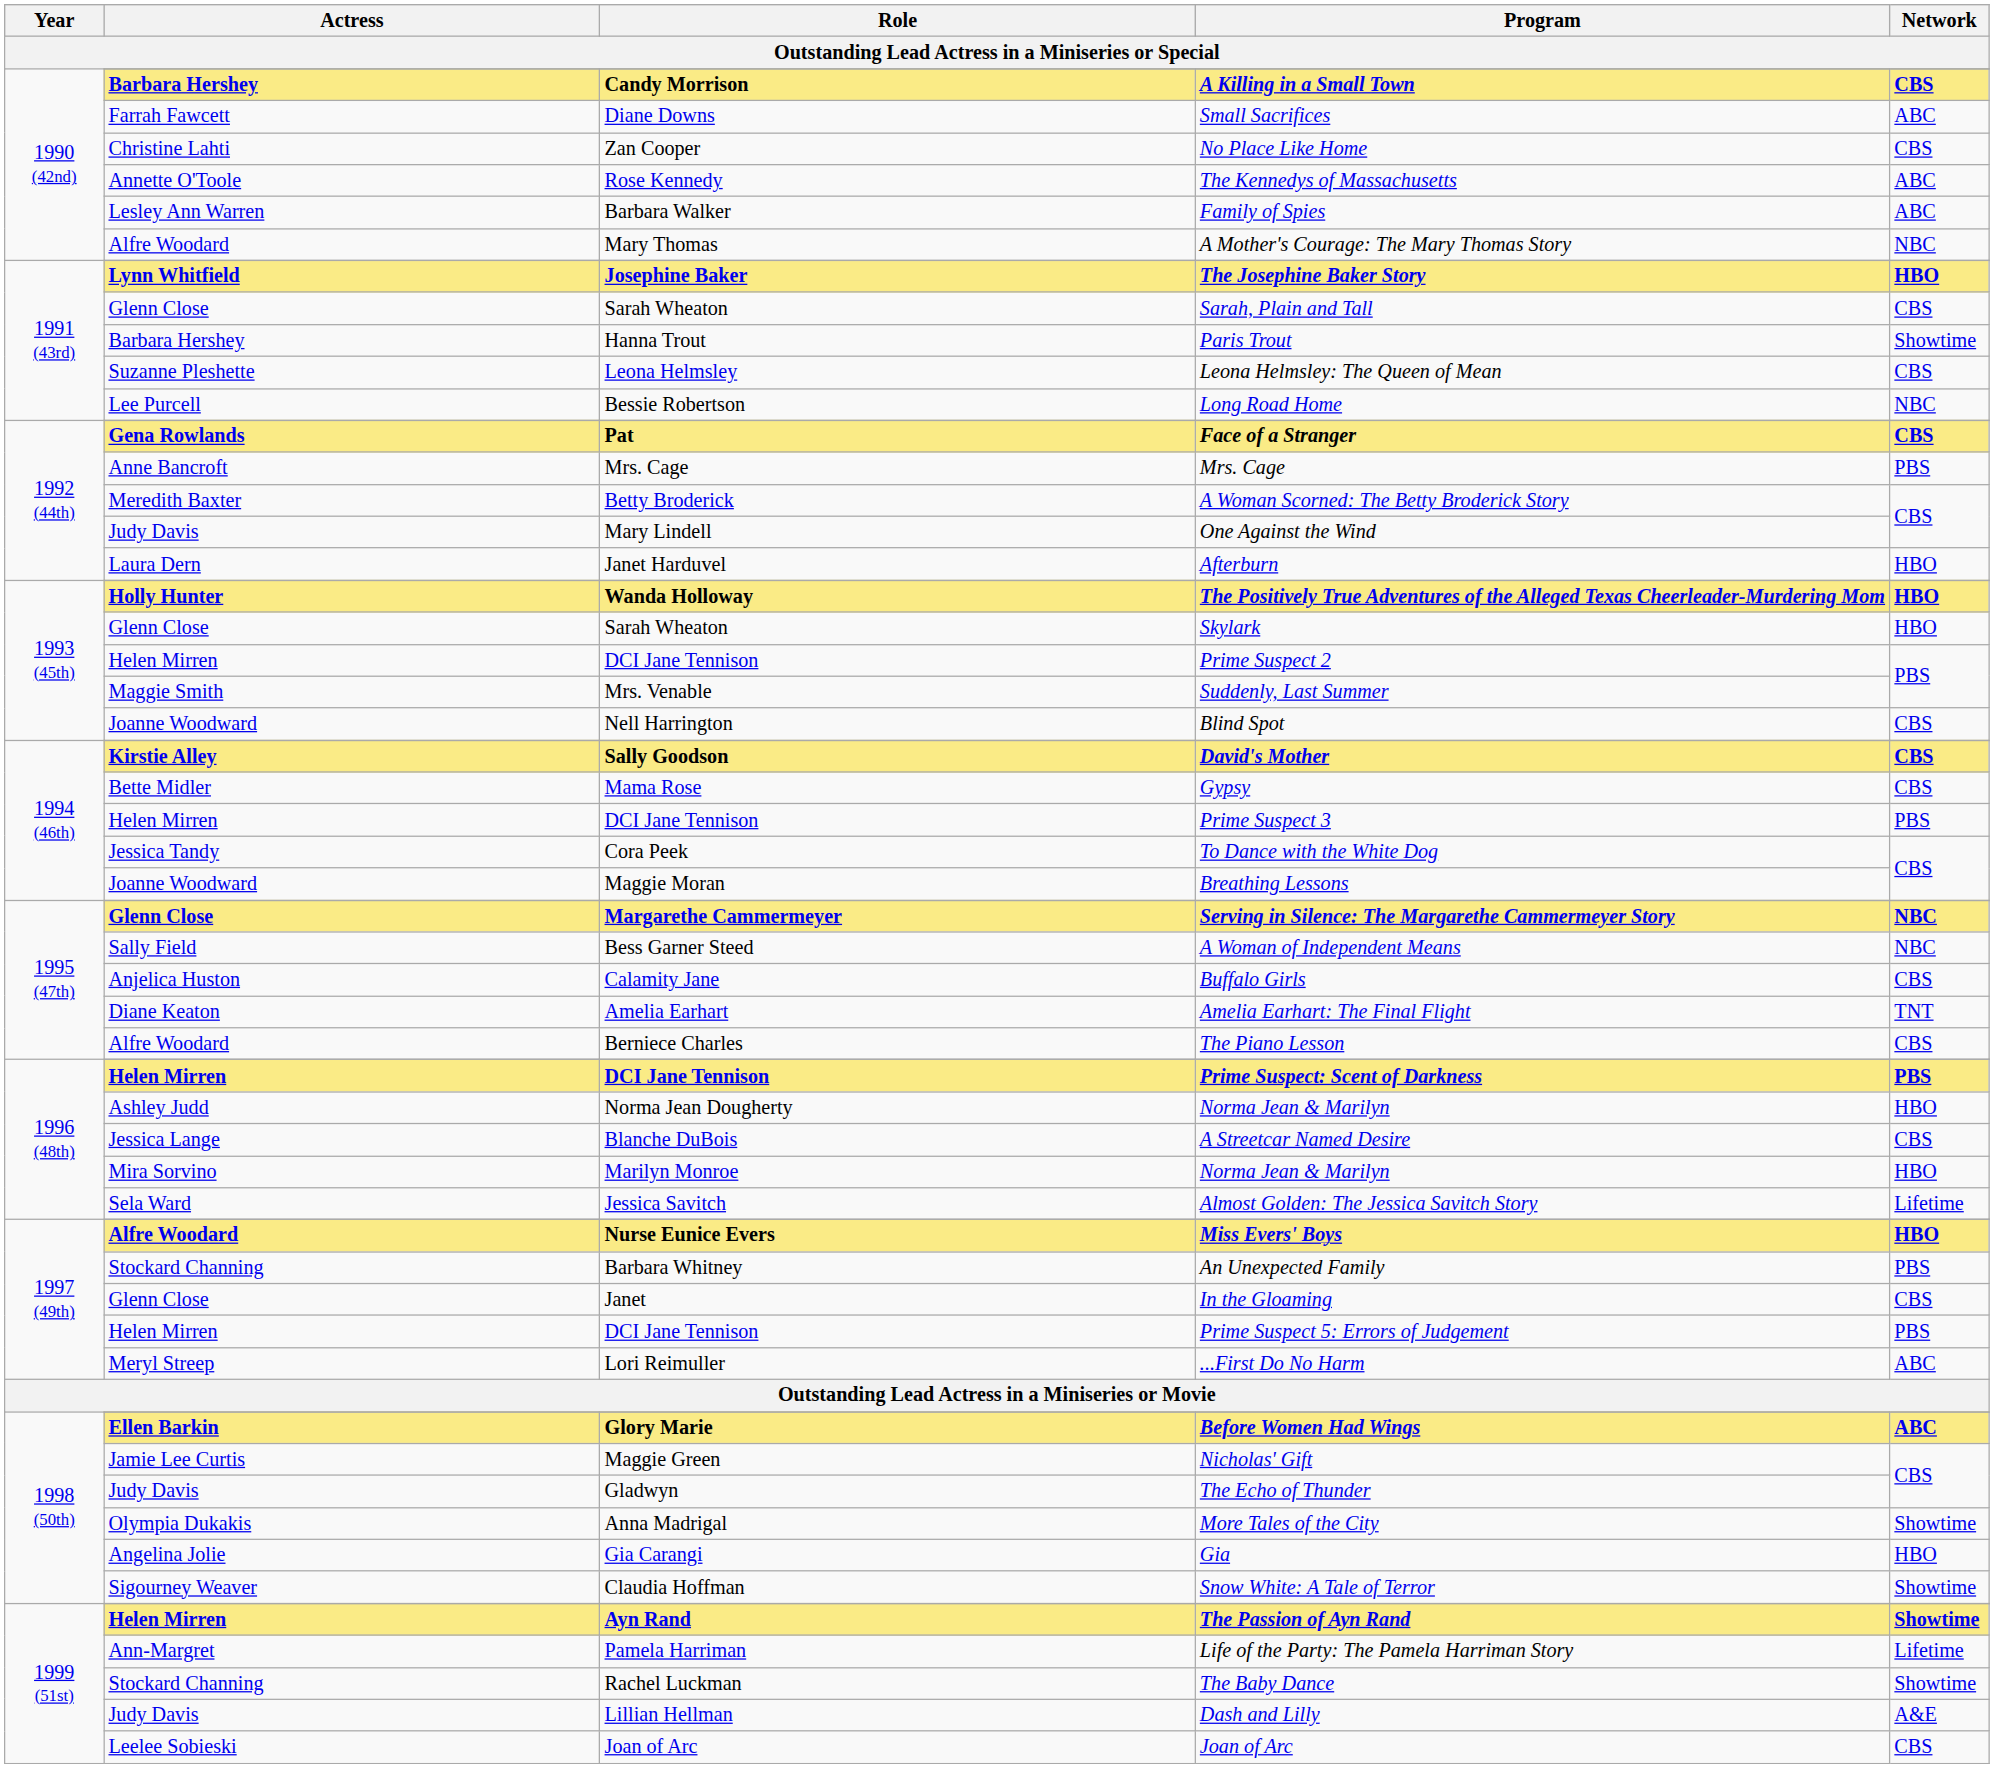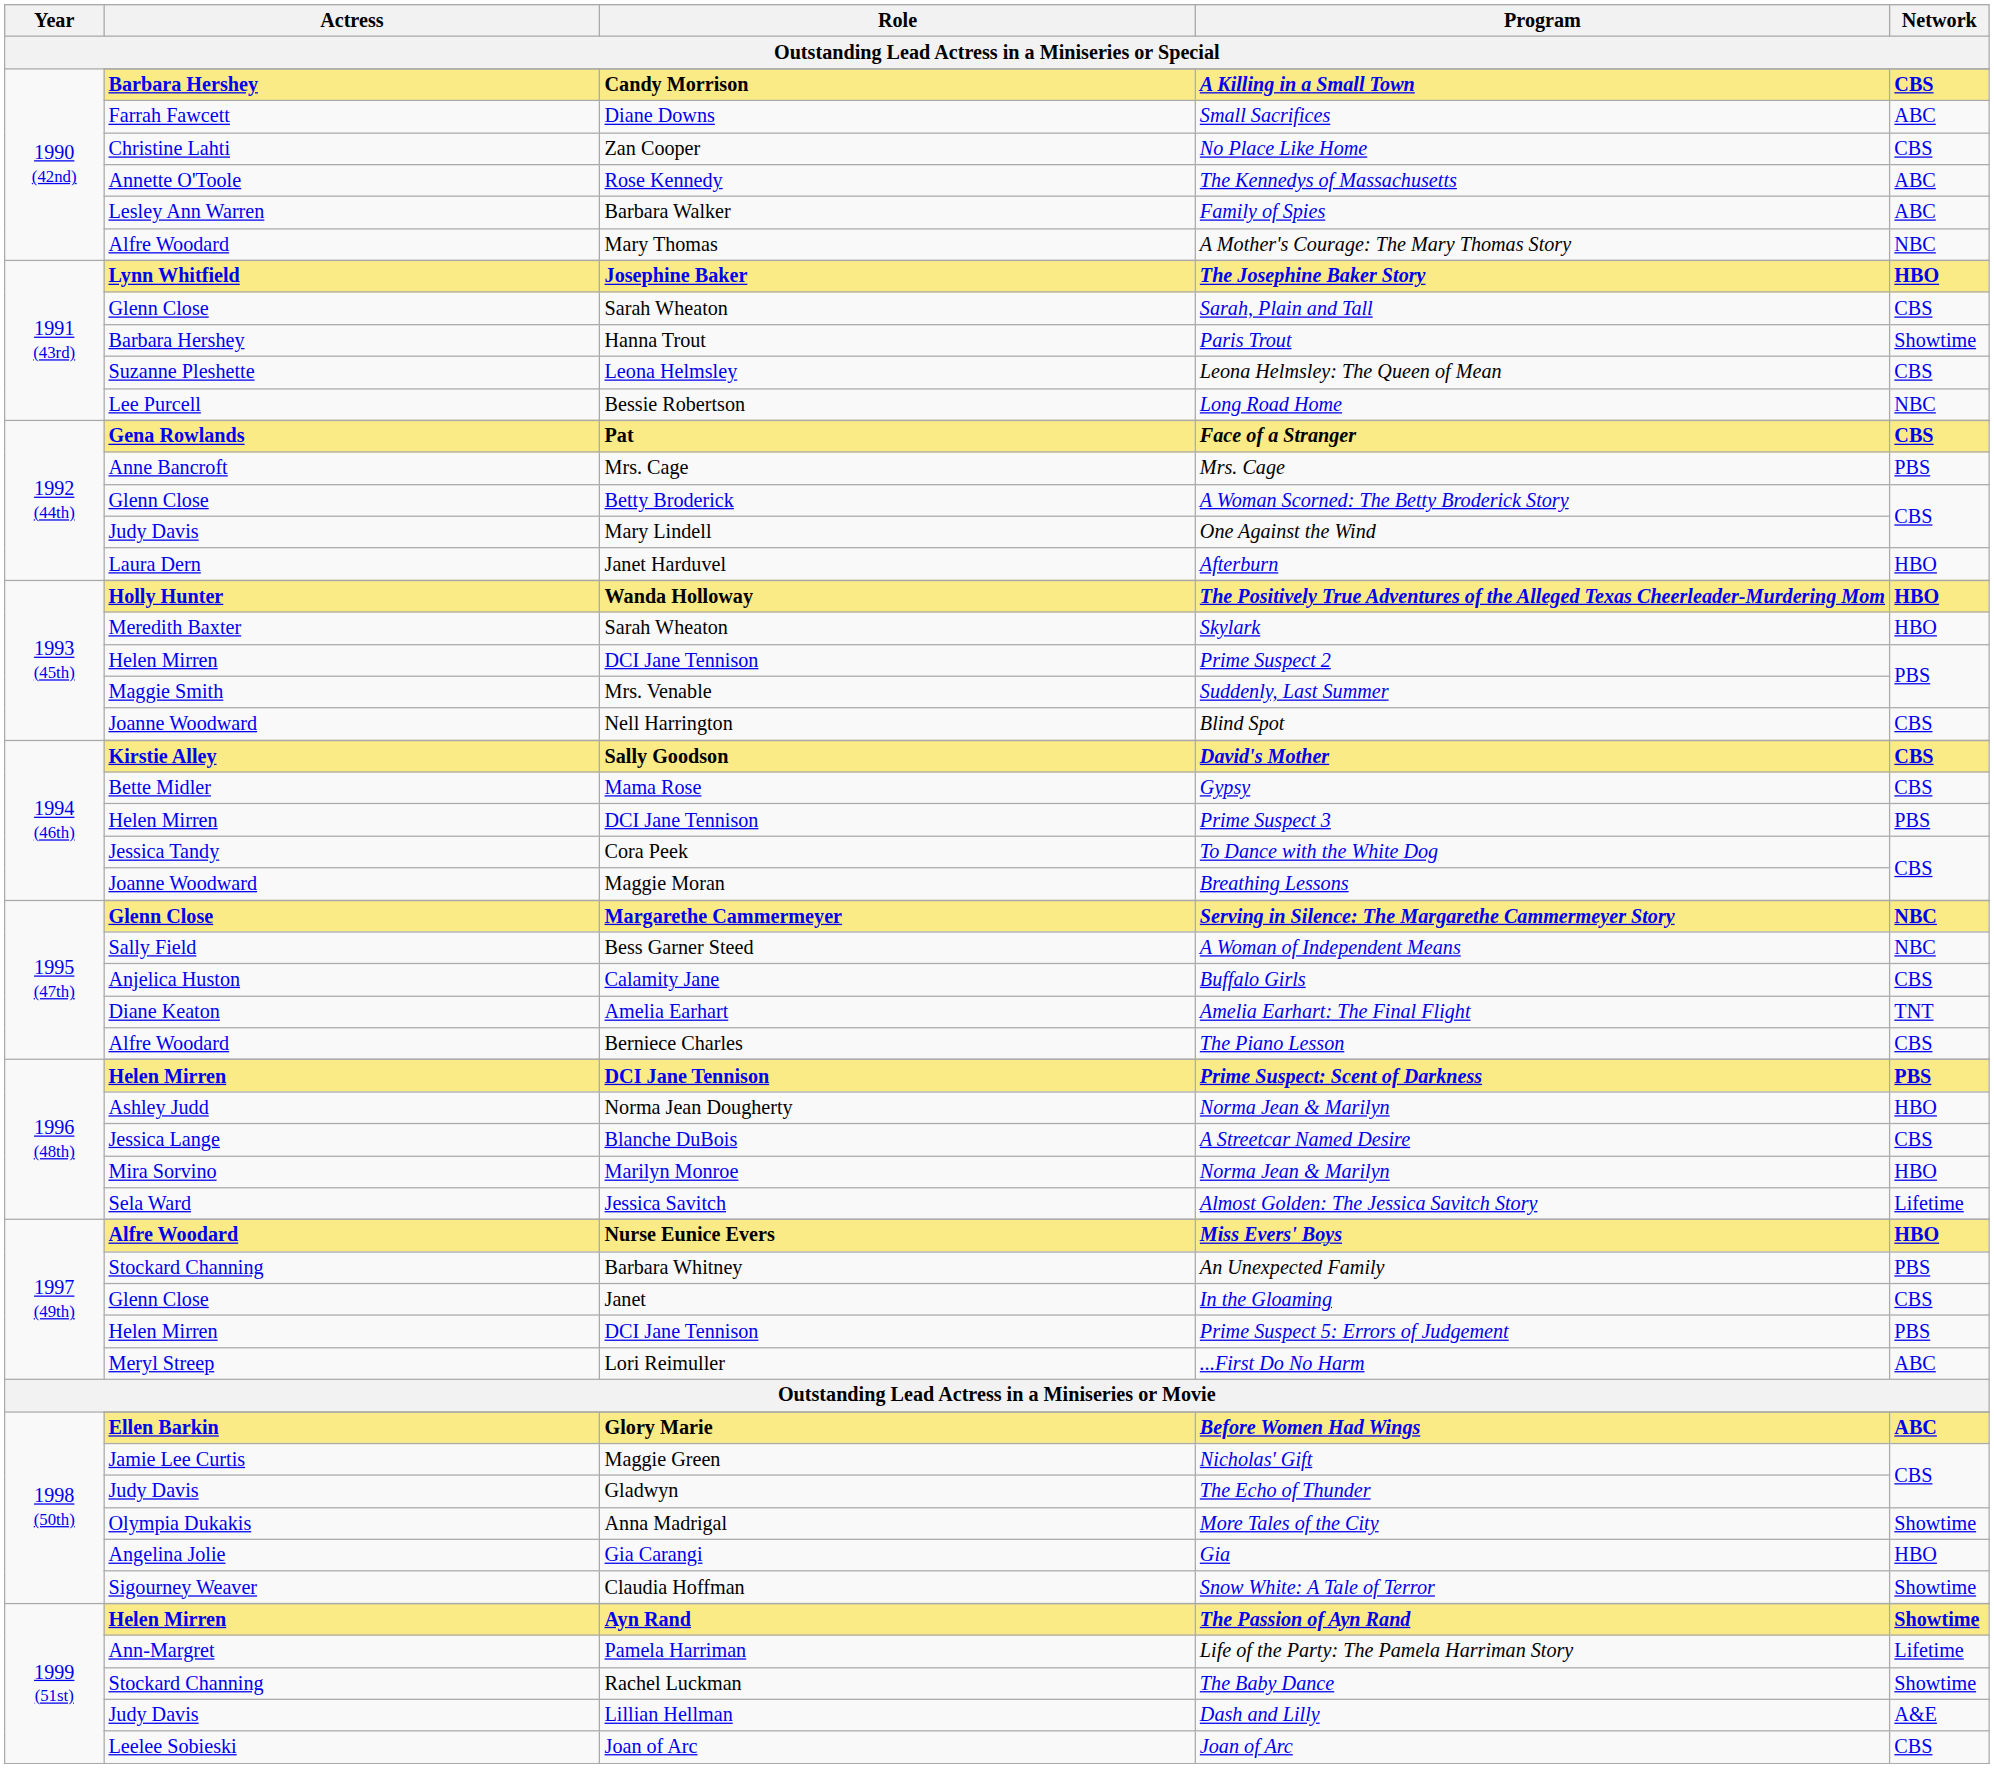(175, 500) Meredith Baxter -> (159, 500) Glenn Close
(159, 627) Glenn Close -> (175, 627) Meredith Baxter
